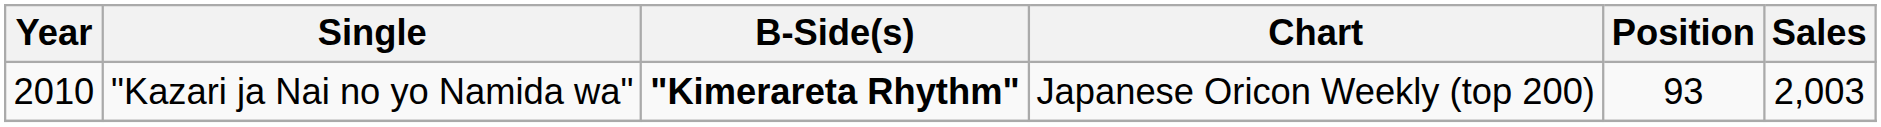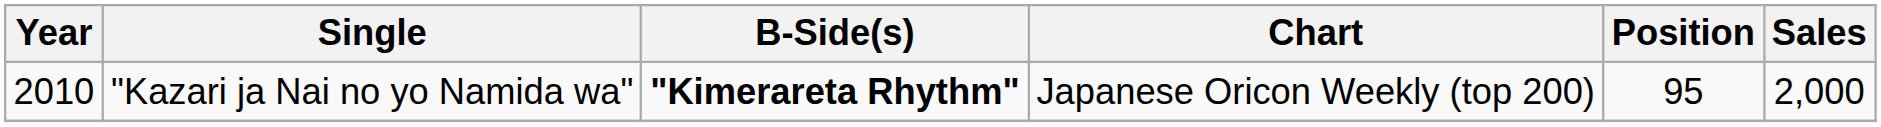(1683, 90) 93 -> (1683, 90) 95
(1819, 90) 2,003 -> (1819, 90) 2,000
